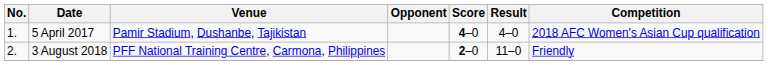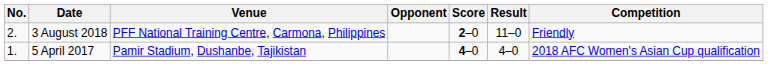rows swapped: (63, 32) <-> (69, 51)
